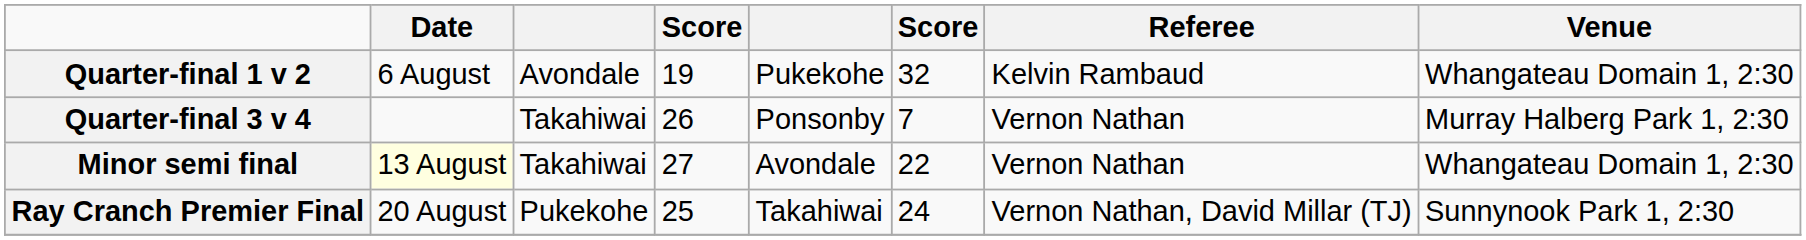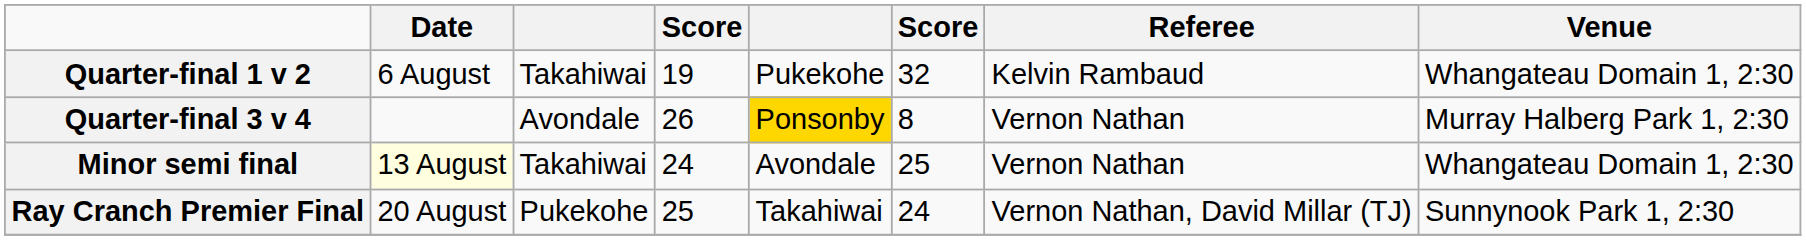(580, 73) Avondale -> (583, 73) Takahiwai
(583, 119) Takahiwai -> (580, 119) Avondale
(820, 119) no background -> (820, 119) gold background
(906, 119) 7 -> (906, 119) 8
(678, 165) 27 -> (678, 165) 24
(914, 165) 22 -> (914, 165) 25
